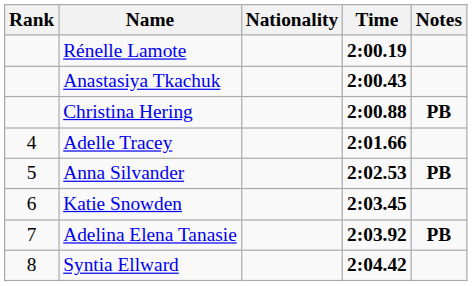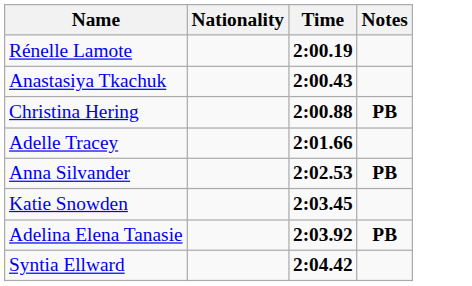- column: (32, 19)
